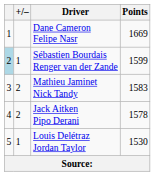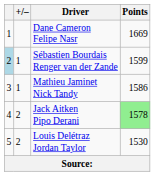(18, 88) 2 -> (18, 88) 1
(138, 88) 1583 -> (138, 88) 1586
(138, 115) no background -> (138, 115) lightgreen background
(18, 142) 1 -> (18, 142) 2
